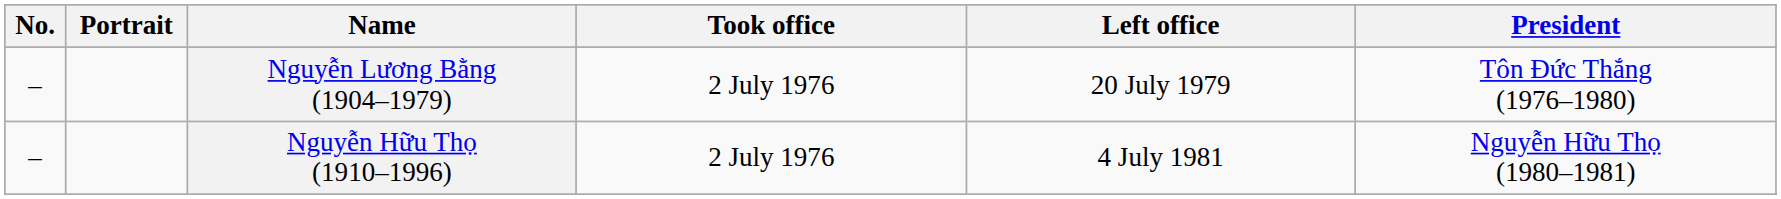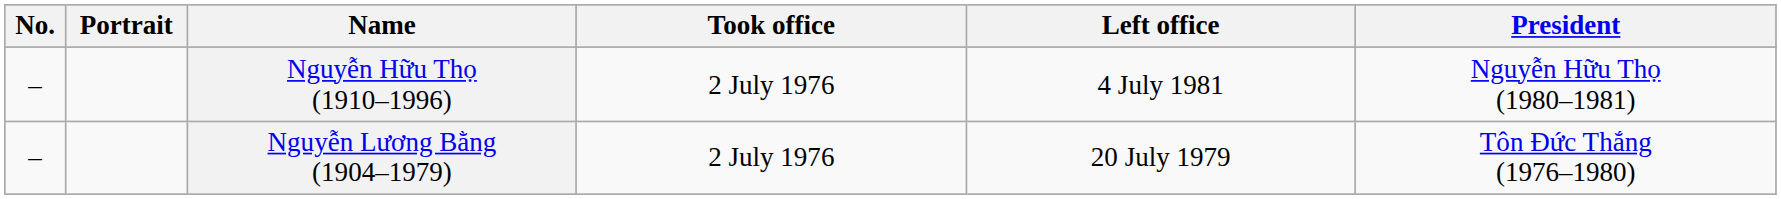rows swapped: (382, 84) <-> (382, 157)
